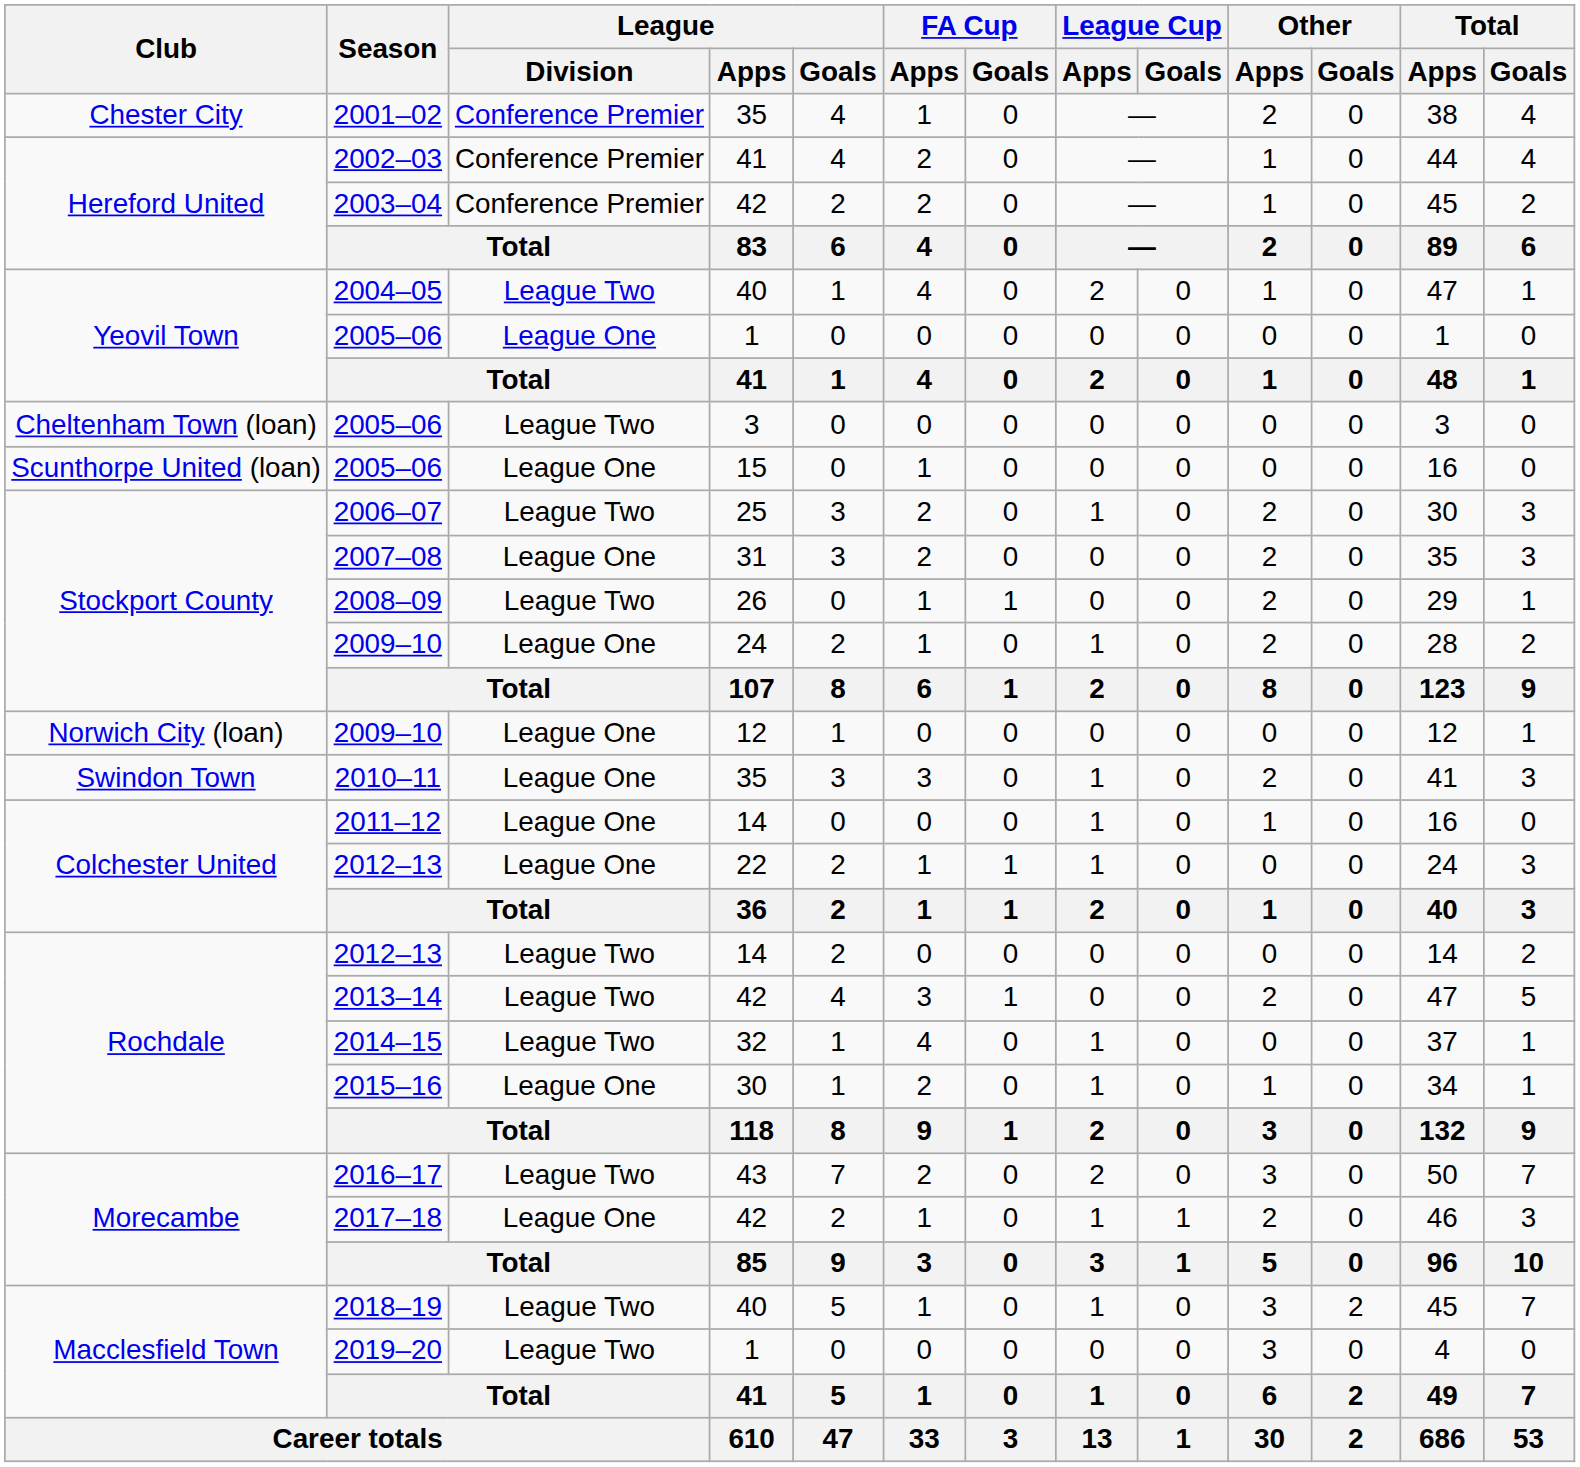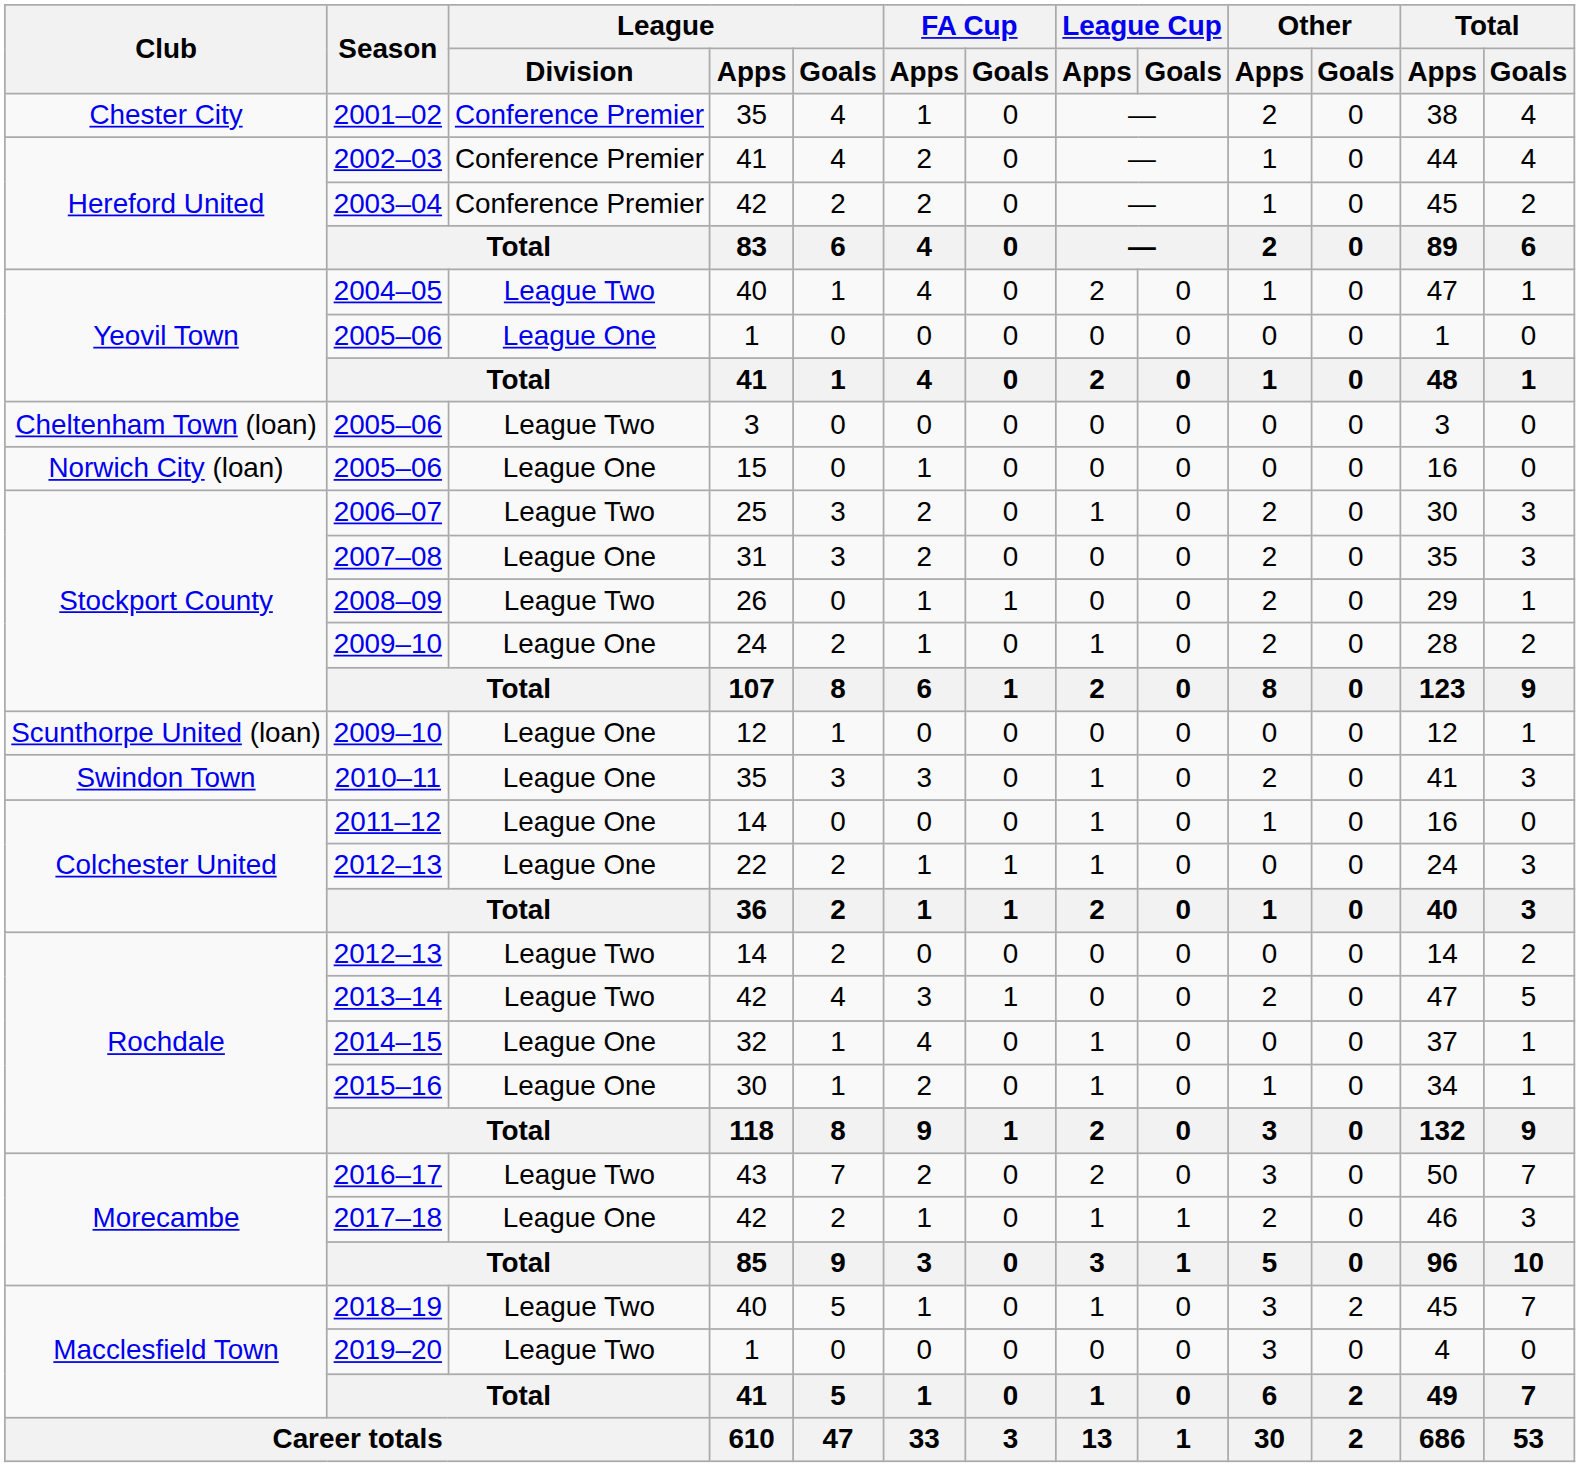(166, 468) Scunthorpe United (loan) -> (166, 468) Norwich City (loan)
(166, 733) Norwich City (loan) -> (166, 733) Scunthorpe United (loan)
(579, 1042) League Two -> (579, 1042) League One
